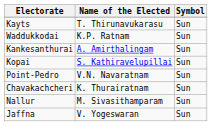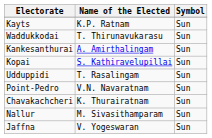(120, 24) T. Thirunavukarasu -> (103, 24) K.P. Ratnam
(103, 37) K.P. Ratnam -> (120, 37) T. Thirunavukarasu
+ row: (28, 75)
